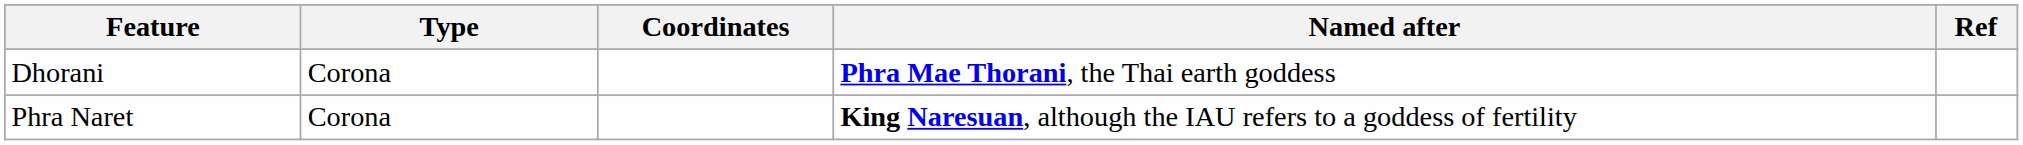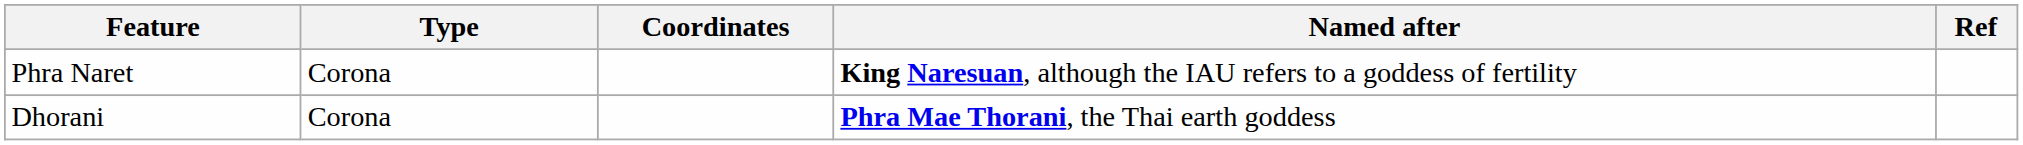rows swapped: (58, 71) <-> (72, 116)
